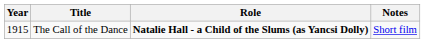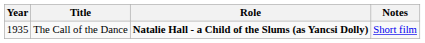(18, 30) 1915 -> (18, 30) 1935
